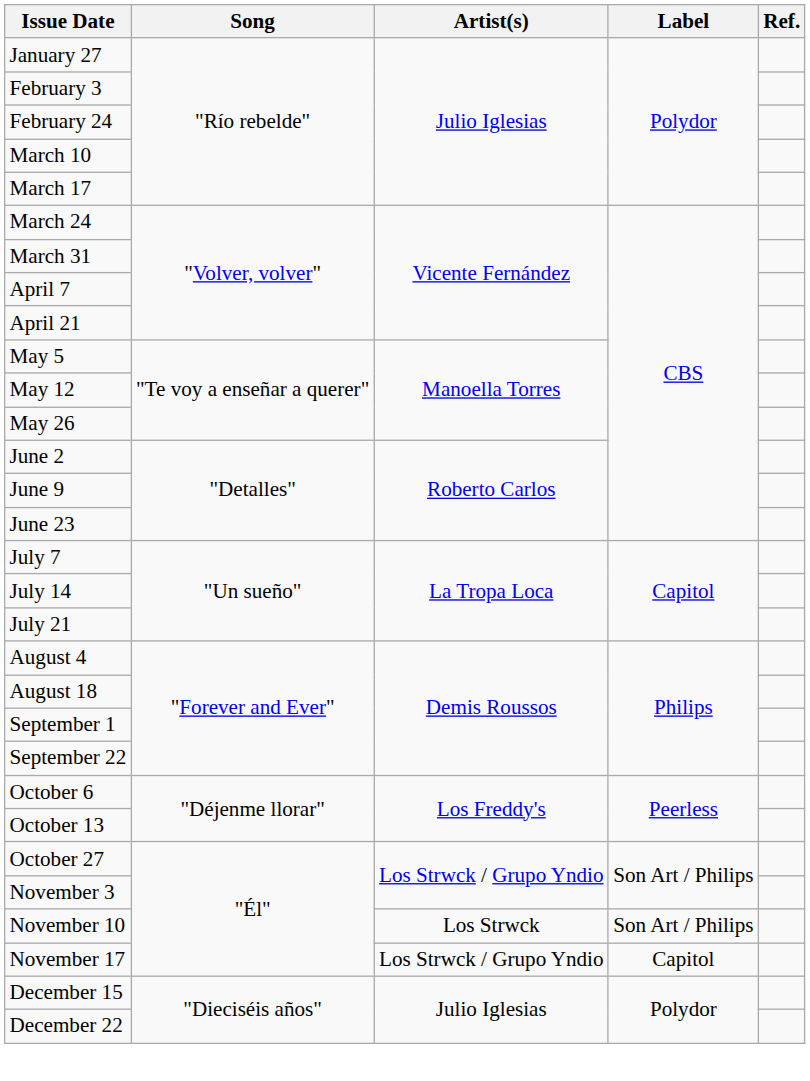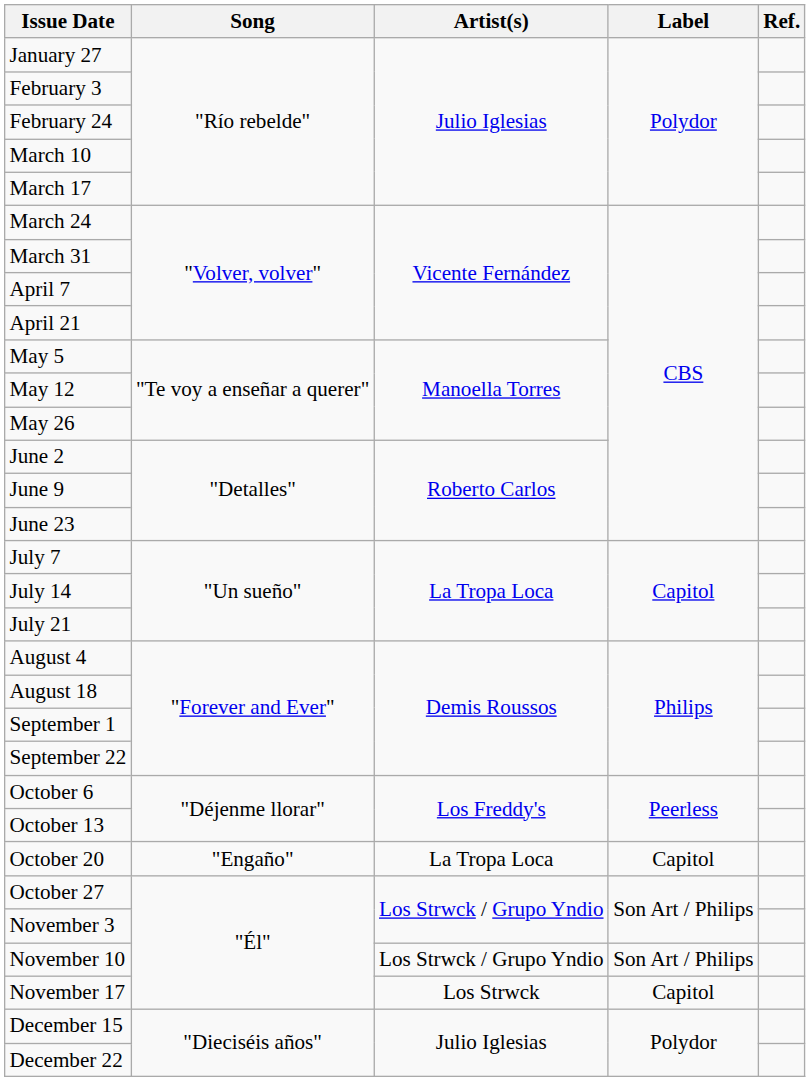+ row: (57, 858)
(491, 925) Los Strwck -> (491, 959) Los Strwck / Grupo Yndio
(491, 959) Los Strwck / Grupo Yndio -> (491, 992) Los Strwck
